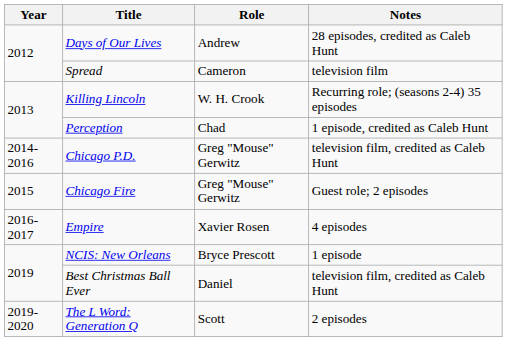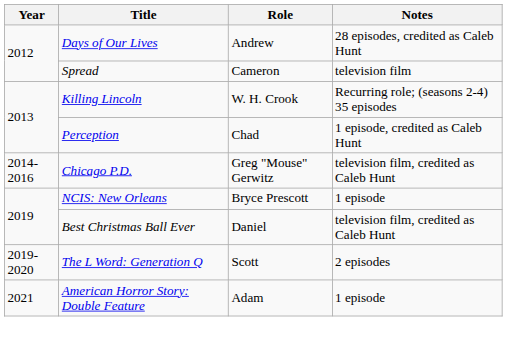- row: (100, 191)
- row: (85, 226)
+ row: (125, 298)
